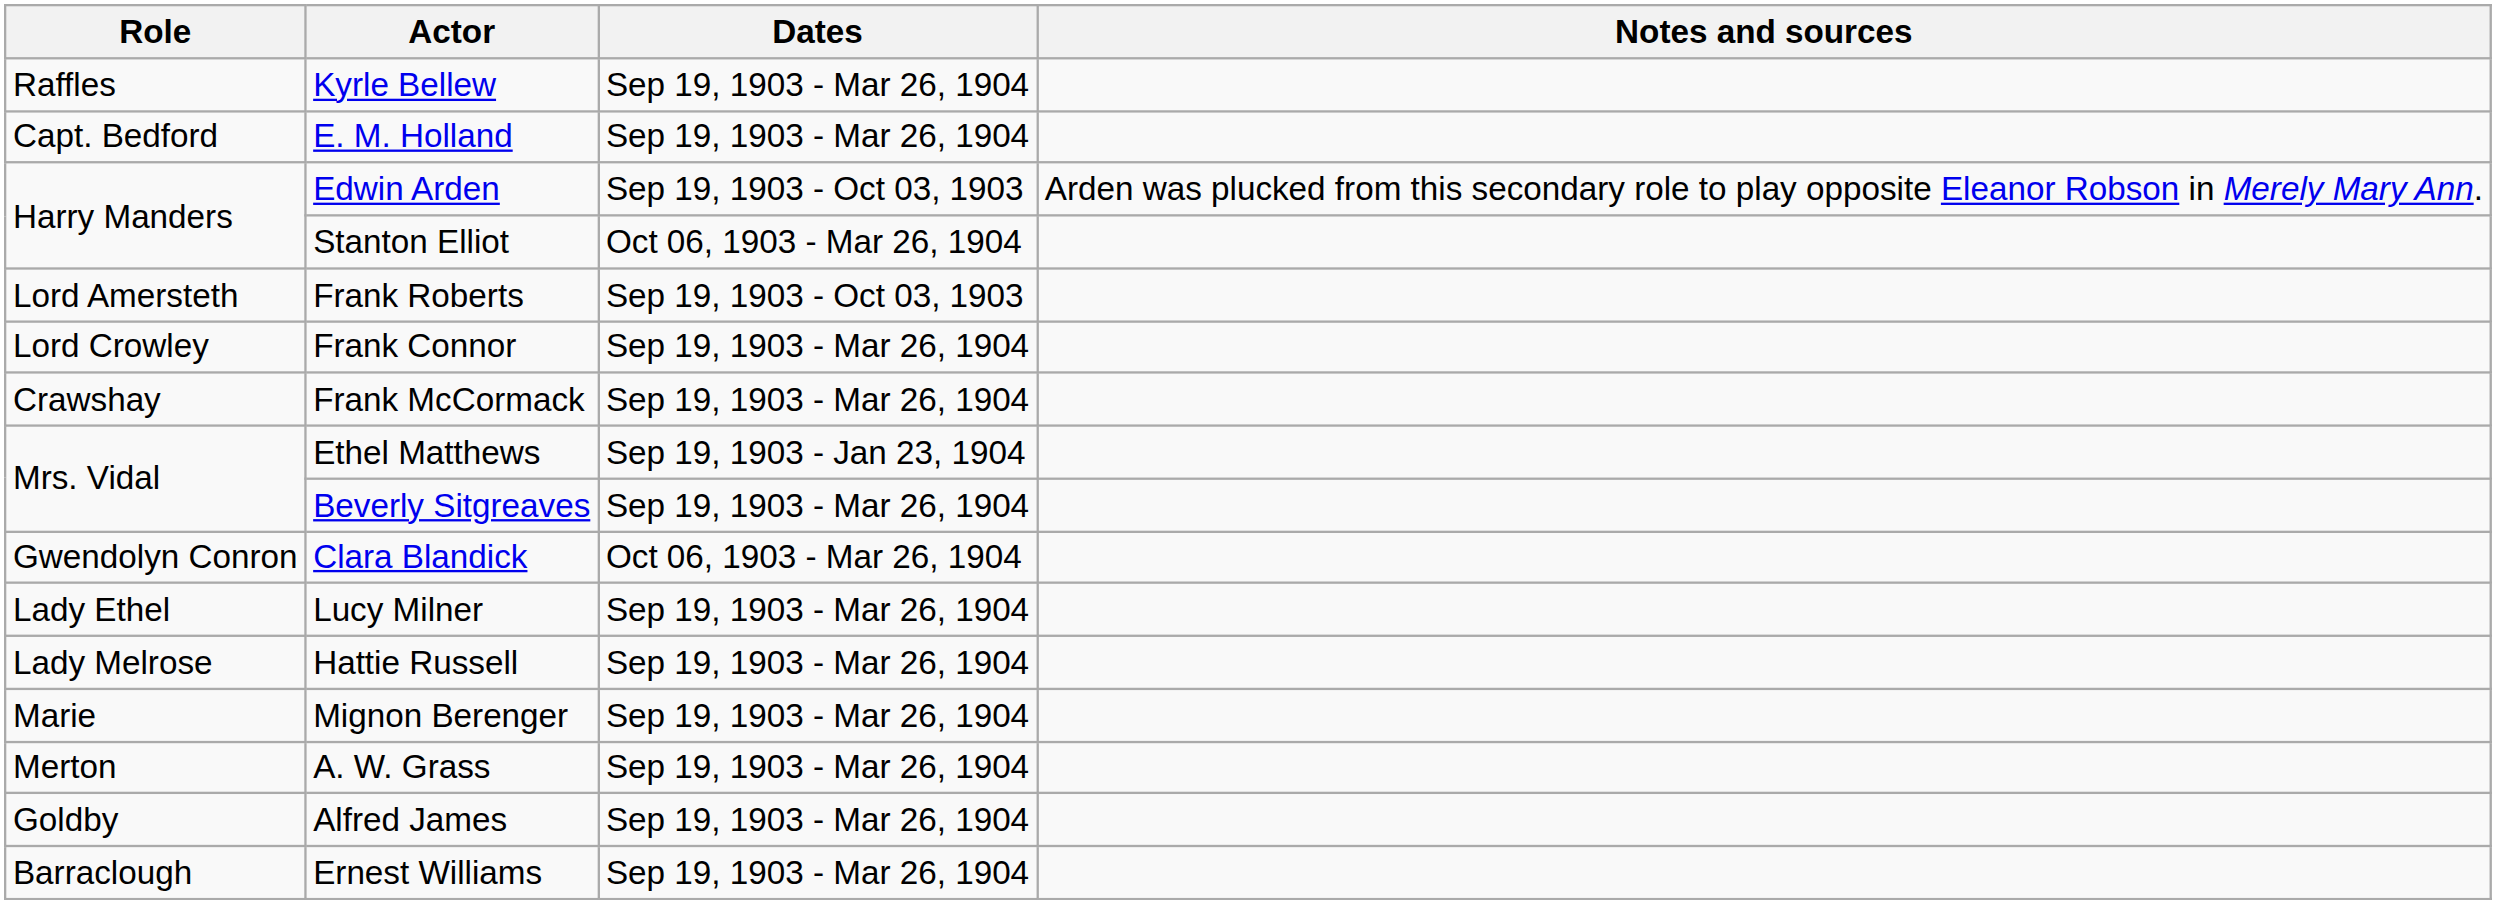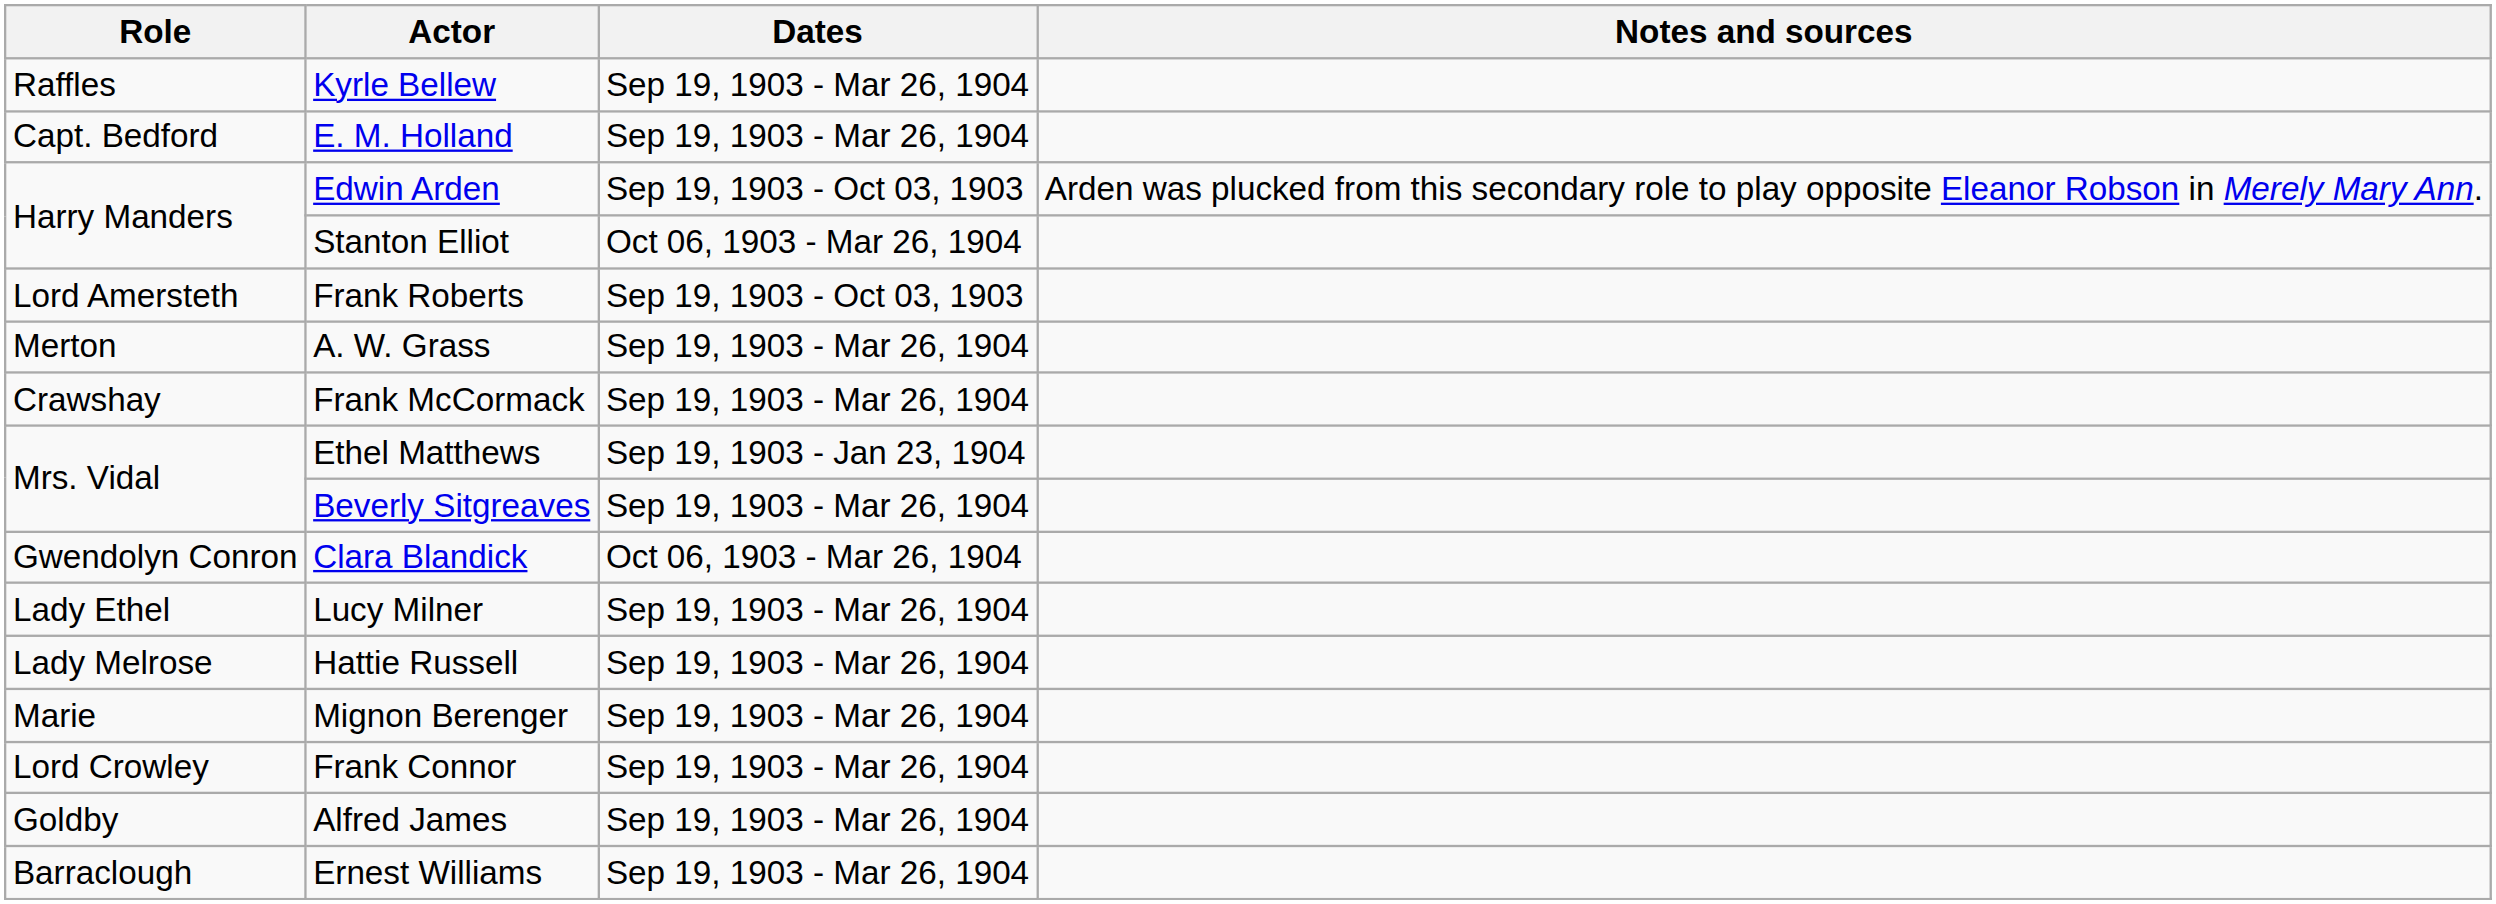rows swapped: (415, 347) <-> (402, 768)
